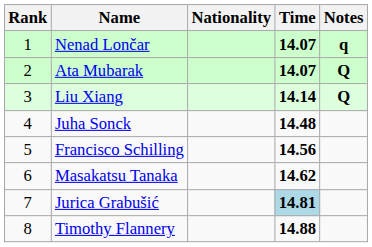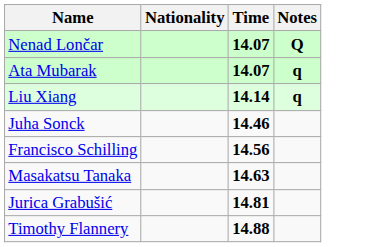- column: (28, 17)
(344, 44) q -> (297, 44) Q
(344, 70) Q -> (297, 70) q
(344, 96) Q -> (297, 96) q
(297, 123) 14.48 -> (251, 123) 14.46
(297, 176) 14.62 -> (251, 176) 14.63
(297, 202) lightblue background -> (251, 202) no background
